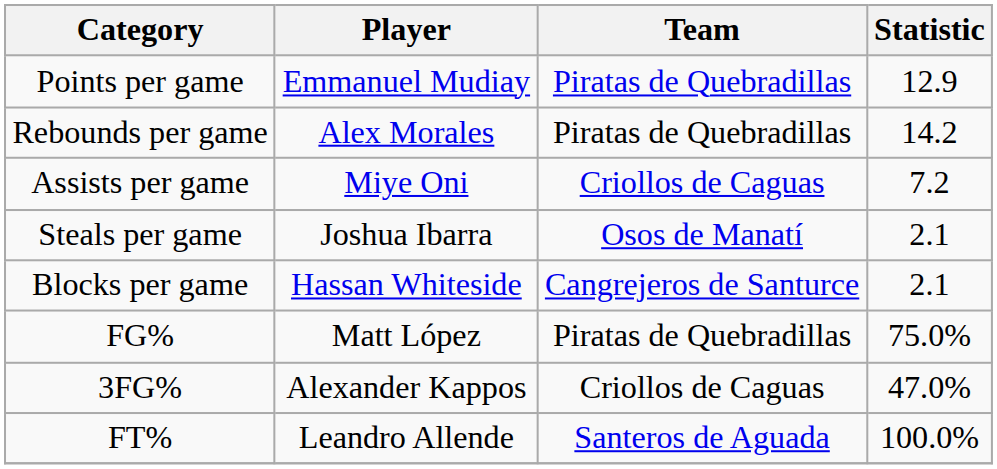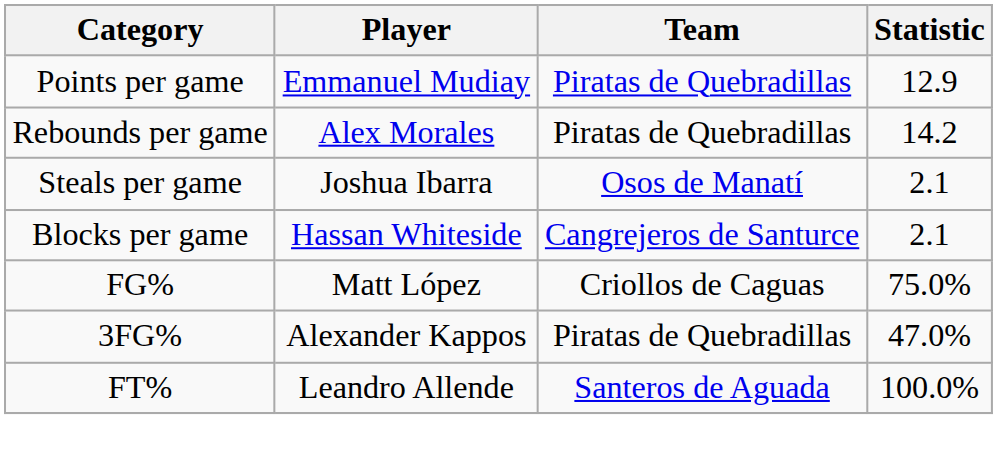- row: (140, 183)
(702, 336) Piratas de Quebradillas -> (702, 285) Criollos de Caguas
(702, 387) Criollos de Caguas -> (702, 336) Piratas de Quebradillas
